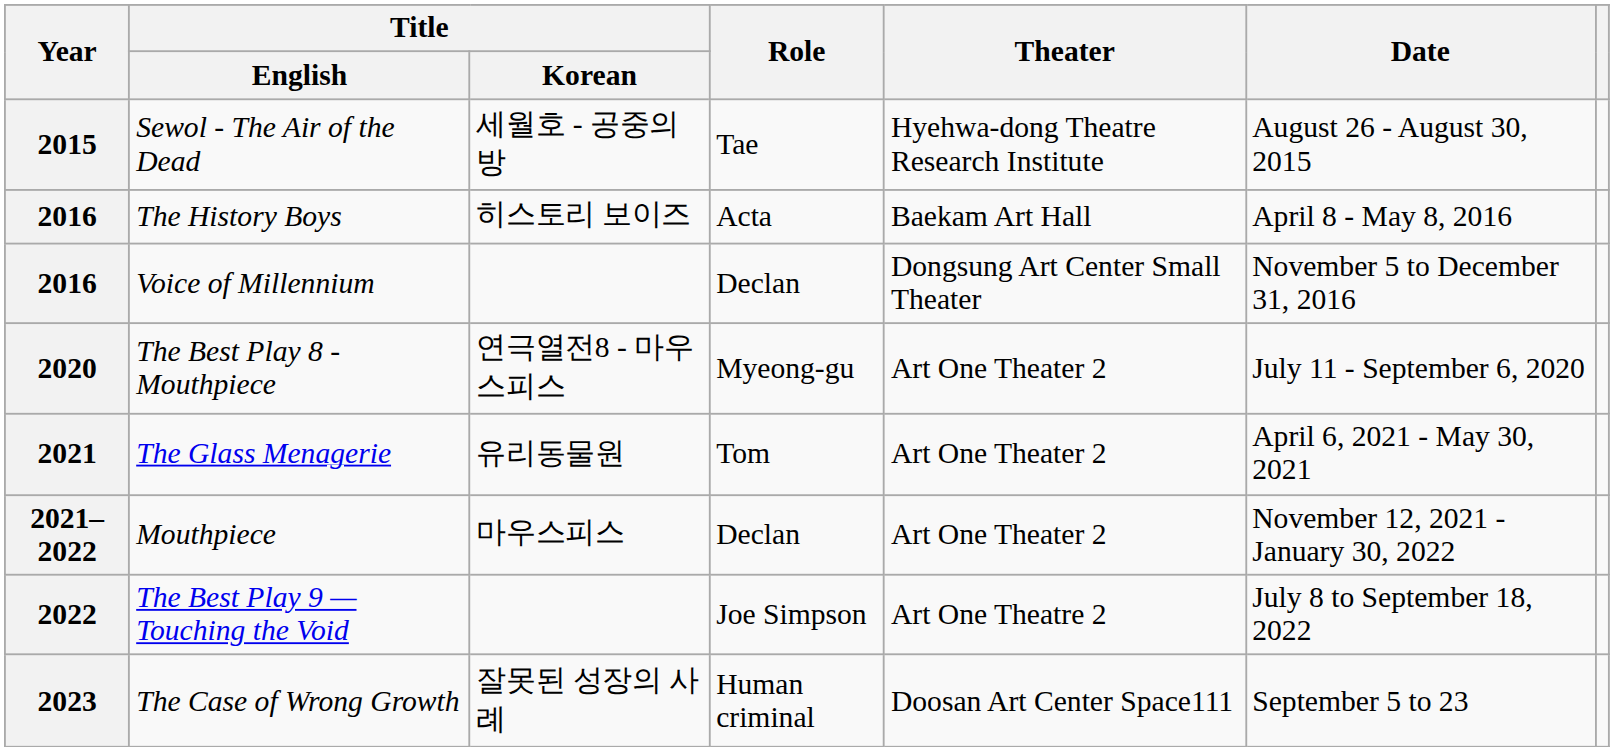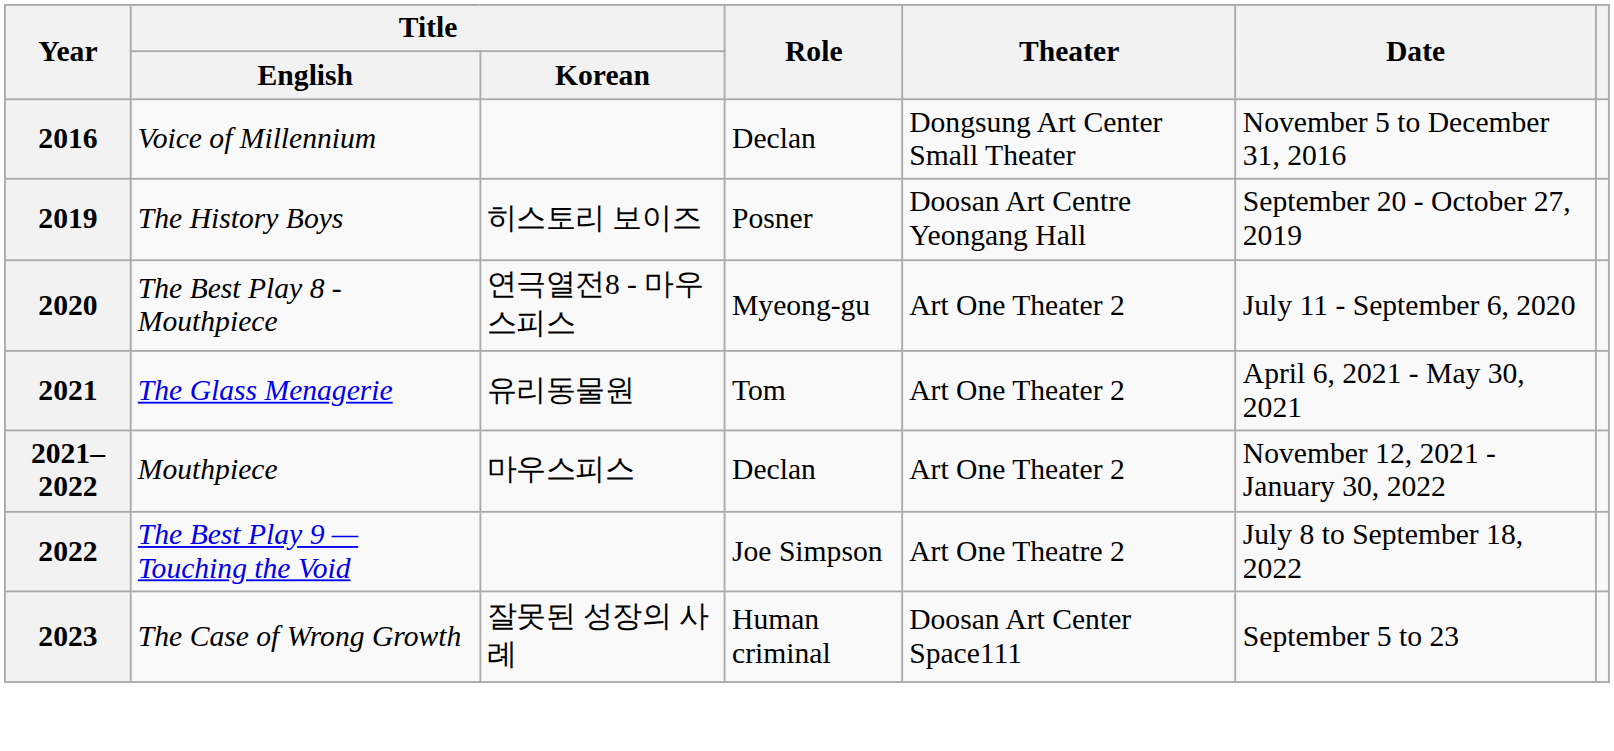- row: (67, 144)
- row: (67, 215)
+ row: (68, 218)
